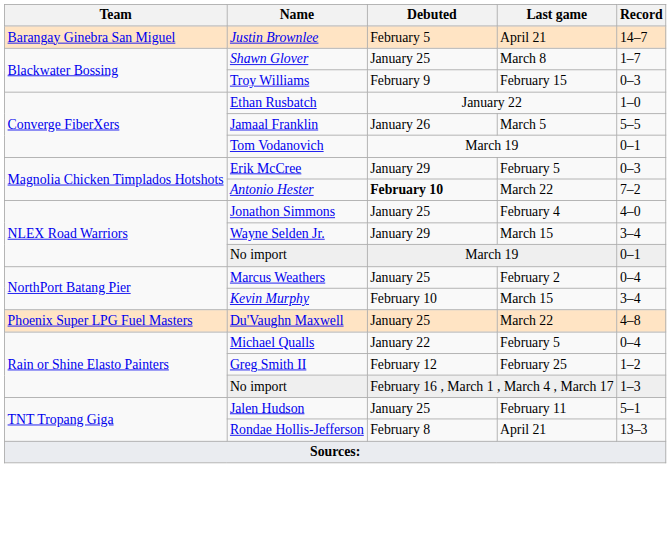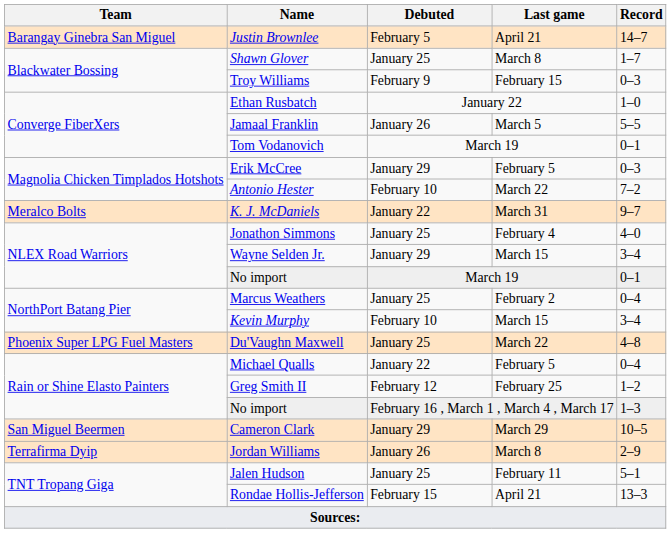(407, 189) bold -> (404, 189) normal
+ row: (275, 211)
+ row: (272, 430)
+ row: (275, 451)
(400, 430) February 8 -> (404, 495) February 15
